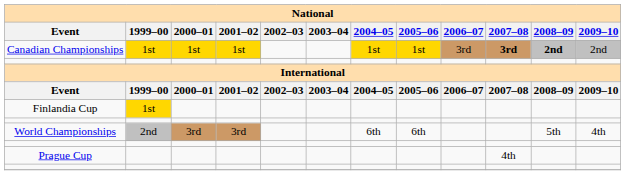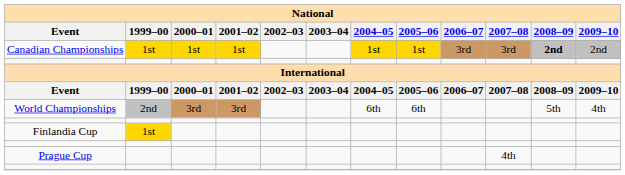(508, 49) bold -> (508, 49) normal
rows swapped: (65, 132) <-> (65, 108)
